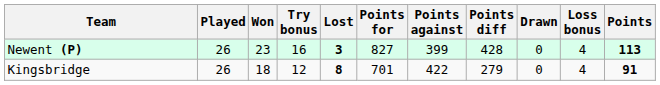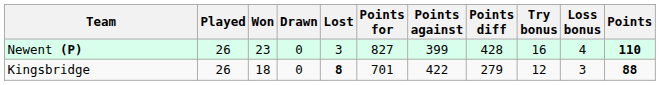columns swapped: (539, 22) <-> (299, 22)
(339, 49) bold -> (339, 49) normal
(630, 49) 113 -> (630, 49) 110
(583, 70) 4 -> (583, 70) 3
(630, 70) 91 -> (630, 70) 88
